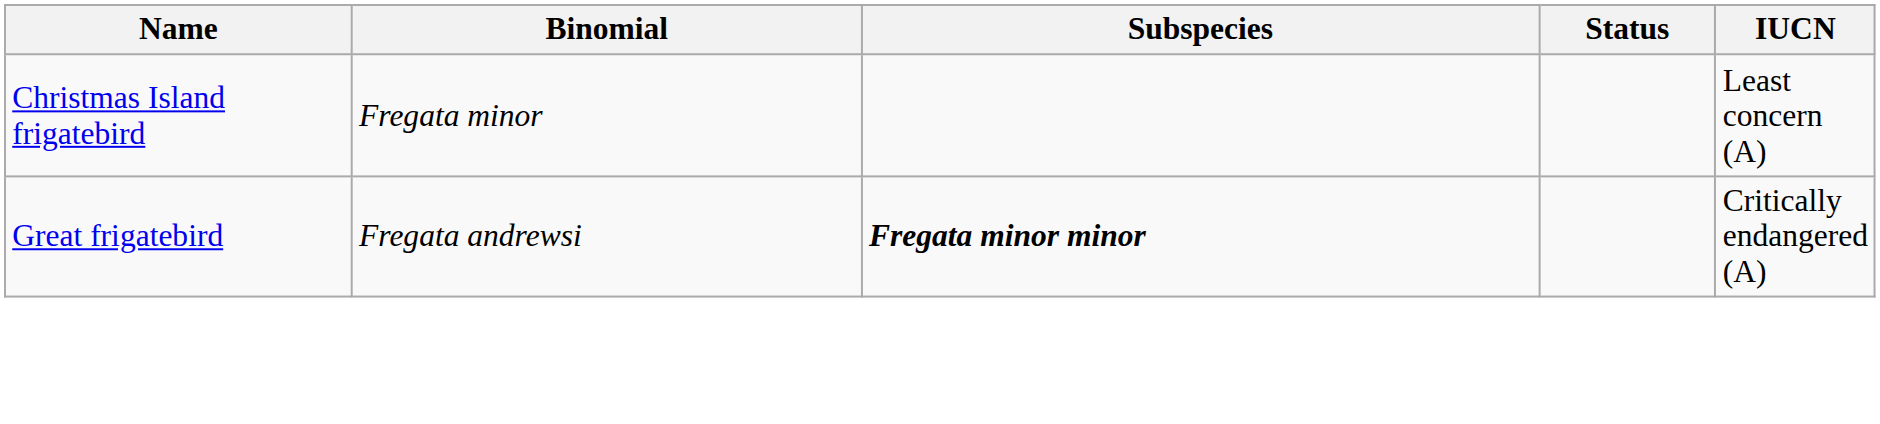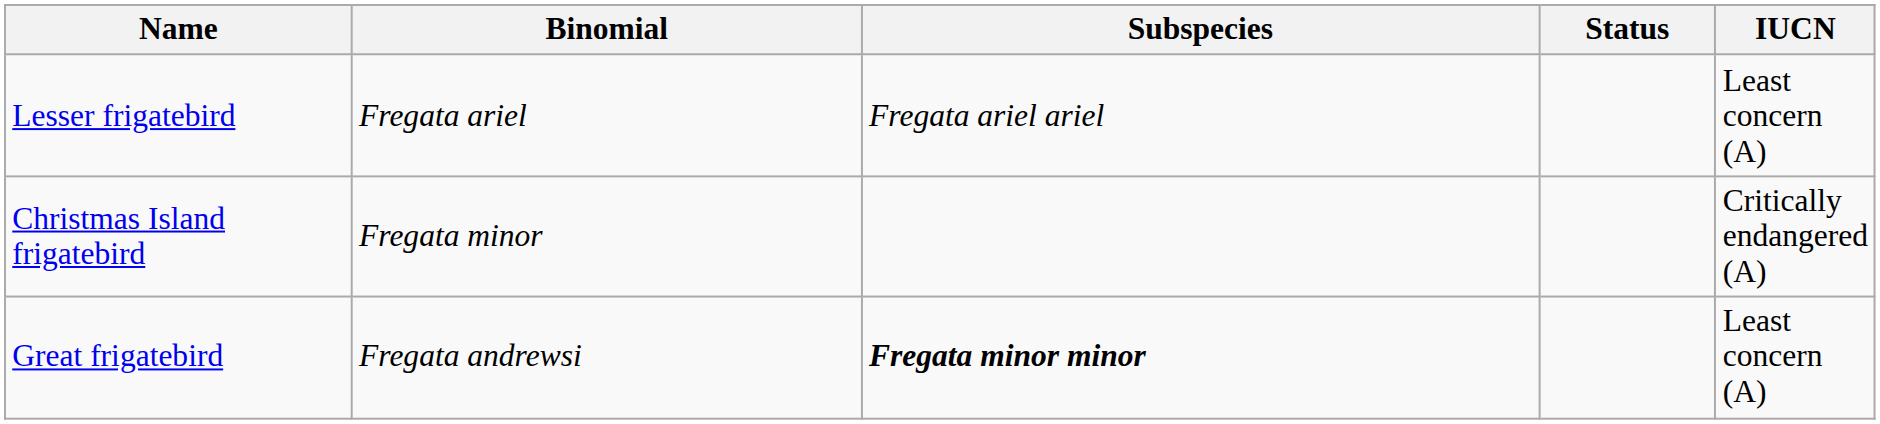+ row: (124, 114)
(1773, 114) Least concern (A) -> (1795, 235) Critically endangered (A)
(1795, 235) Critically endangered (A) -> (1773, 356) Least concern (A)
